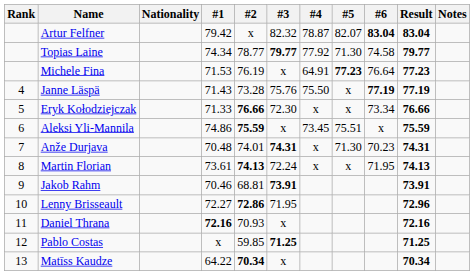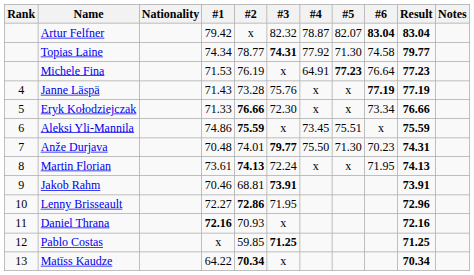(283, 52) 79.77 -> (283, 52) 74.31
(316, 90) 75.50 -> (316, 90) x
(283, 147) 74.31 -> (283, 147) 79.77
(316, 147) x -> (316, 147) 75.50
